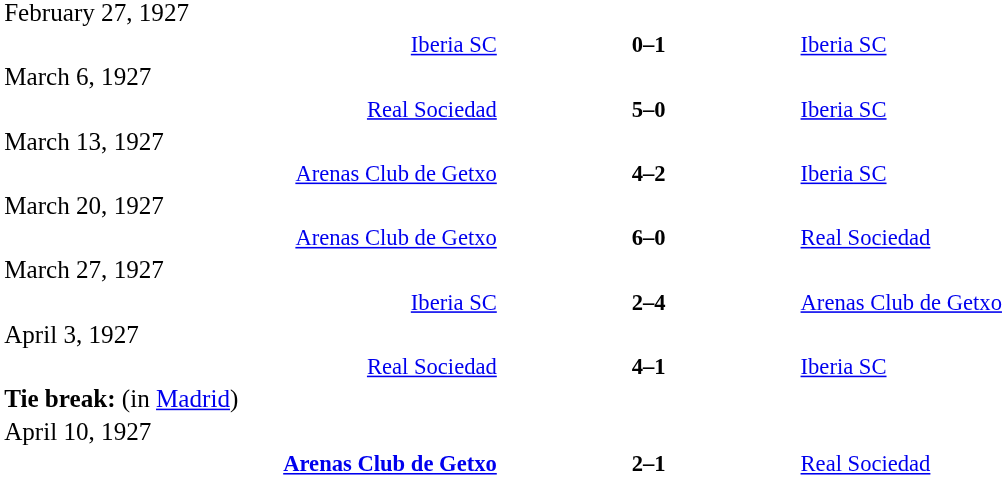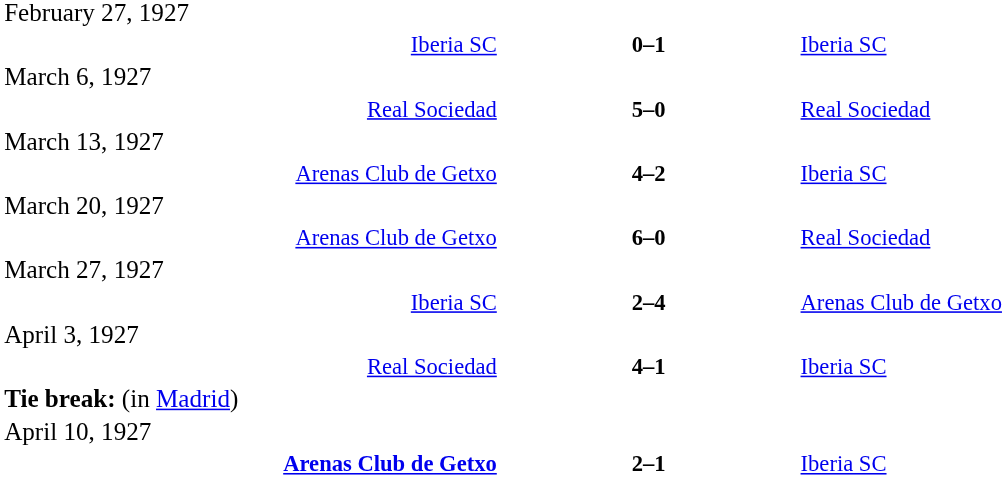(844, 109) Iberia SC -> (865, 109) Real Sociedad
(865, 464) Real Sociedad -> (844, 464) Iberia SC
